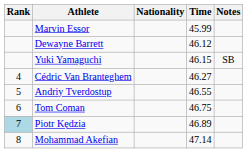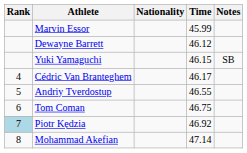(200, 76) 46.27 -> (200, 76) 46.17
(200, 124) 46.89 -> (200, 124) 46.92
